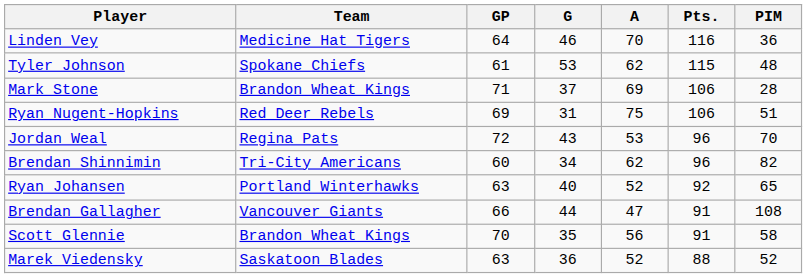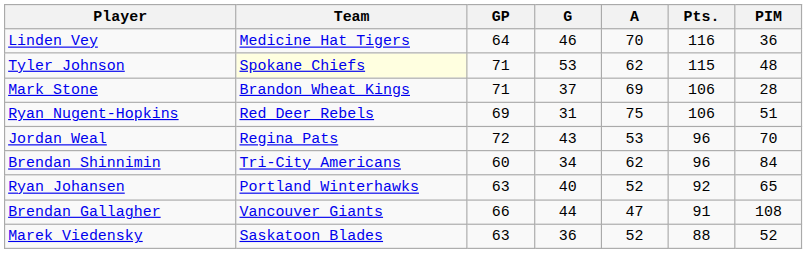(302, 65) no background -> (302, 65) lightyellow background
(501, 65) 61 -> (501, 65) 71
(768, 163) 82 -> (768, 163) 84
- row: (66, 236)
